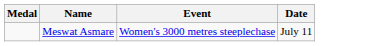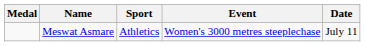+ column: (139, 13)
